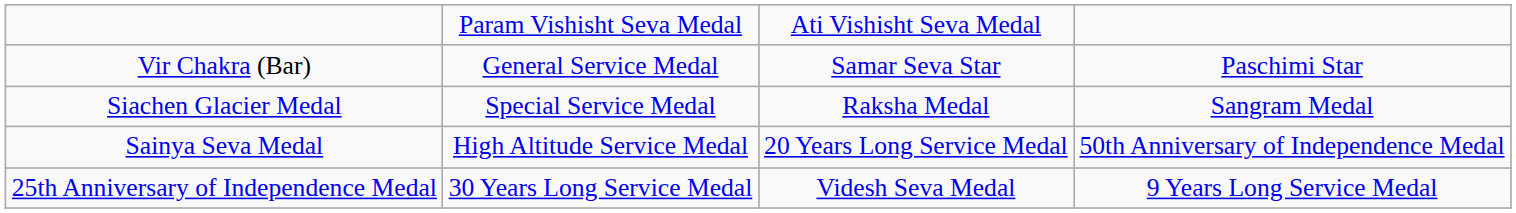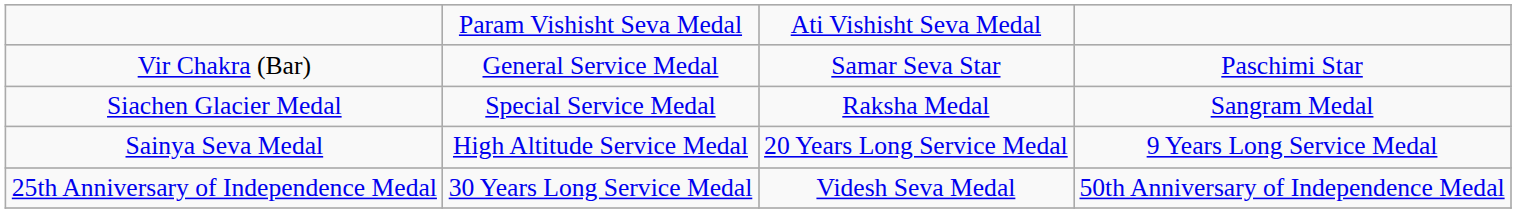(1292, 146) 50th Anniversary of Independence Medal -> (1292, 146) 9 Years Long Service Medal
(1292, 187) 9 Years Long Service Medal -> (1292, 187) 50th Anniversary of Independence Medal
